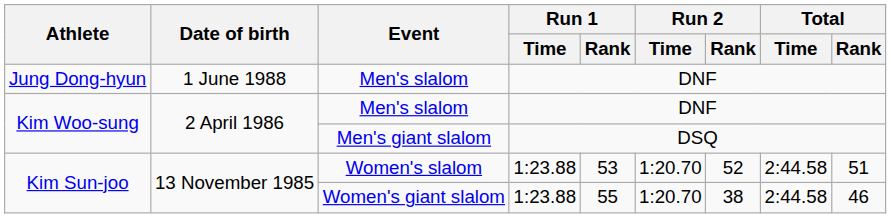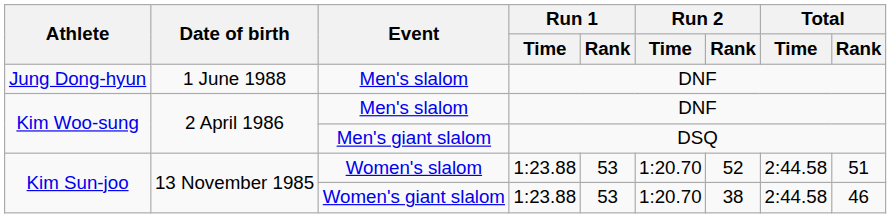(608, 197) 55 -> (608, 197) 53
